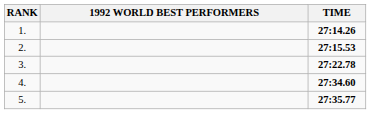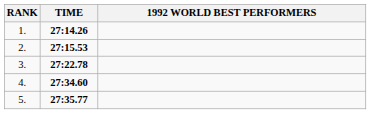columns swapped: (174, 13) <-> (337, 13)
